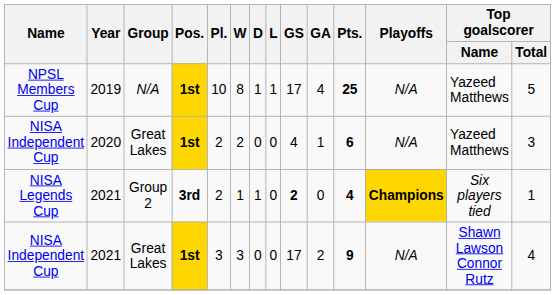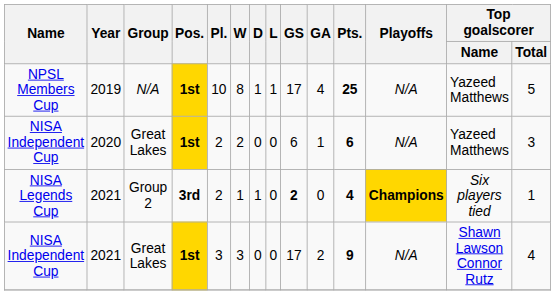(294, 142) 4 -> (294, 142) 6
